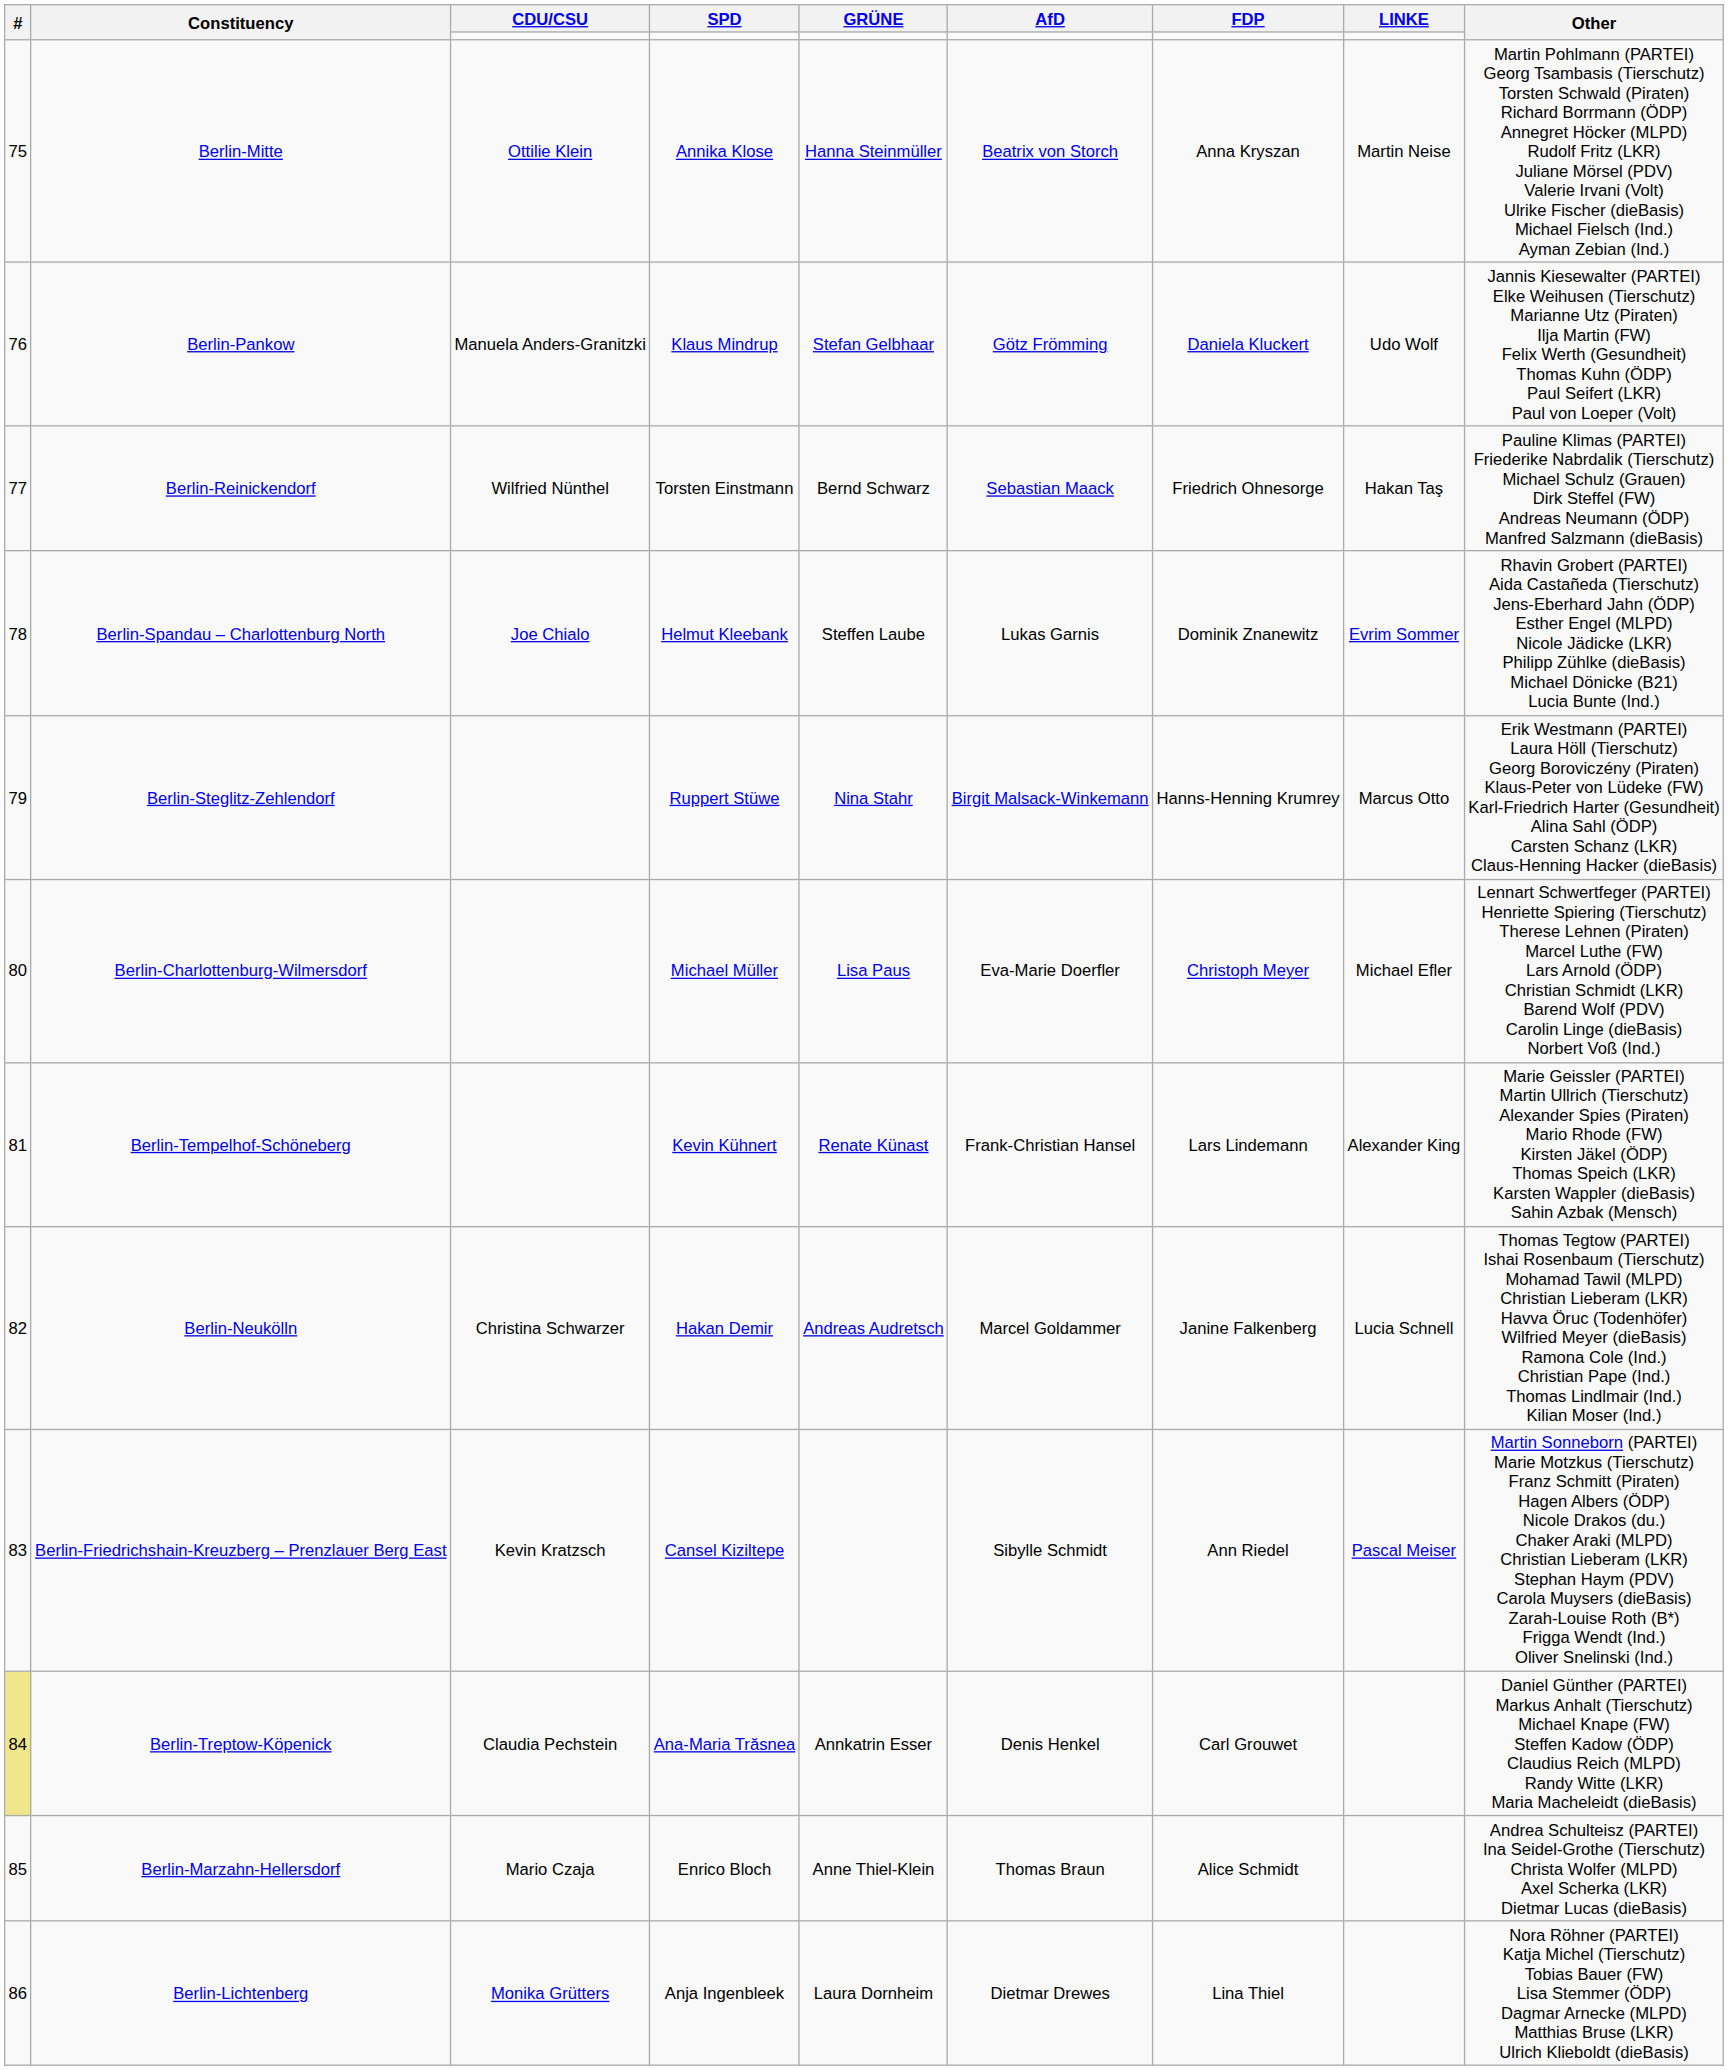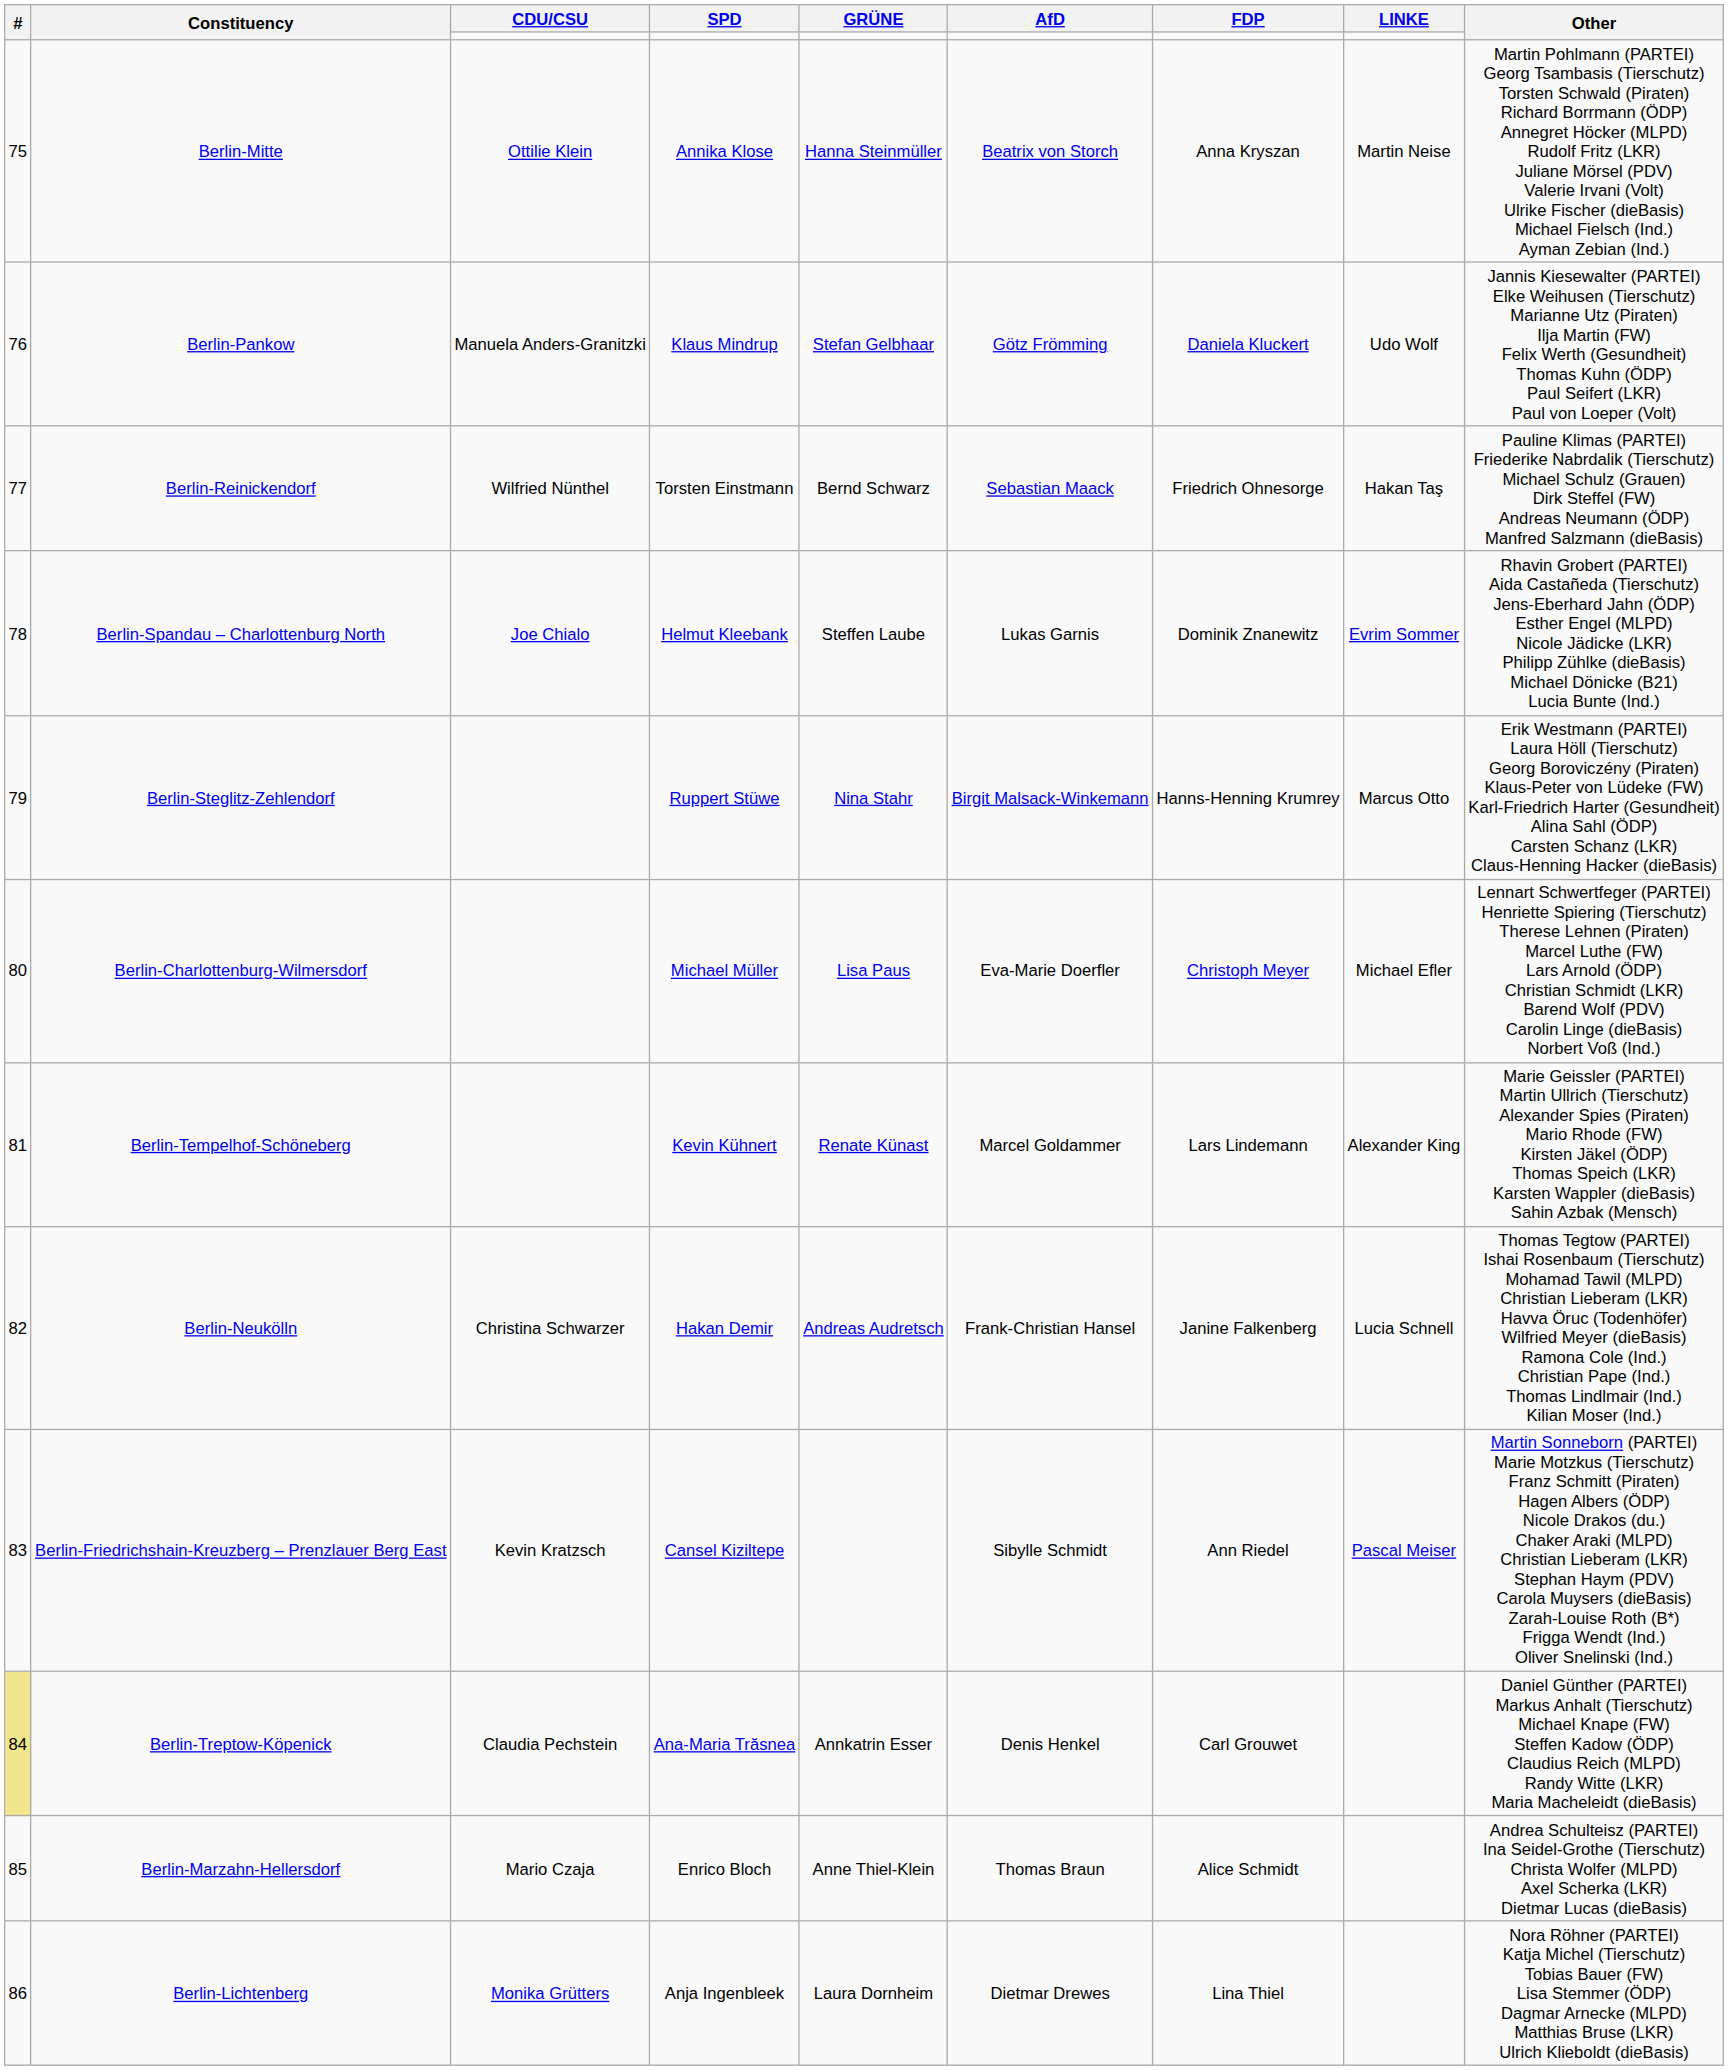(1050, 1144) Frank-Christian Hansel -> (1050, 1144) Marcel Goldammer
(1050, 1328) Marcel Goldammer -> (1050, 1328) Frank-Christian Hansel
